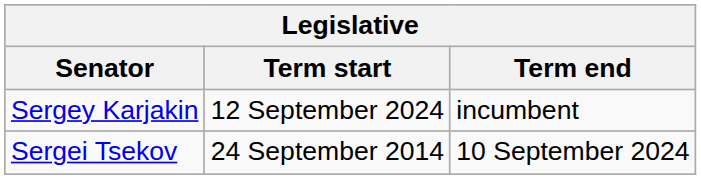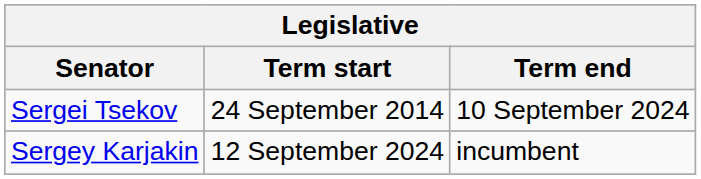rows swapped: (94, 151) <-> (105, 109)
